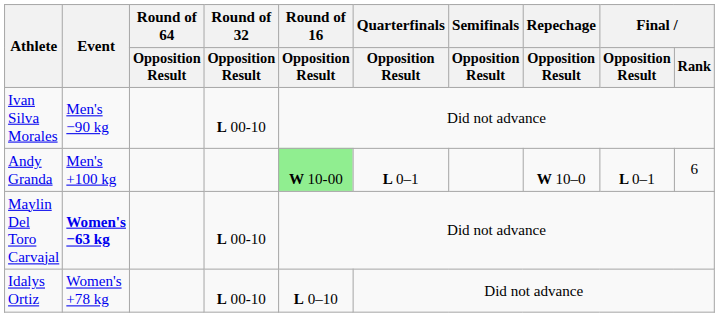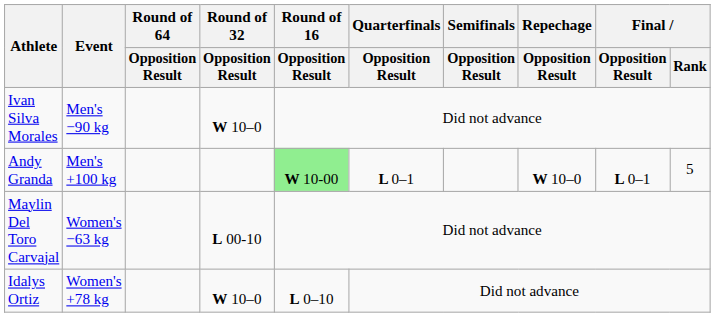(241, 127) L 00-10 -> (237, 127) W 10–0
(694, 170) 6 -> (690, 170) 5
(96, 230) bold -> (94, 230) normal
(241, 300) L 00-10 -> (237, 300) W 10–0
